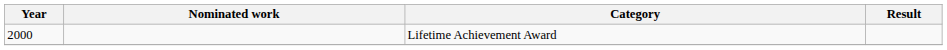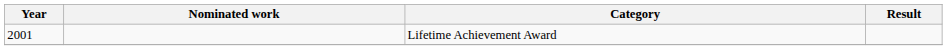(20, 34) 2000 -> (20, 34) 2001
